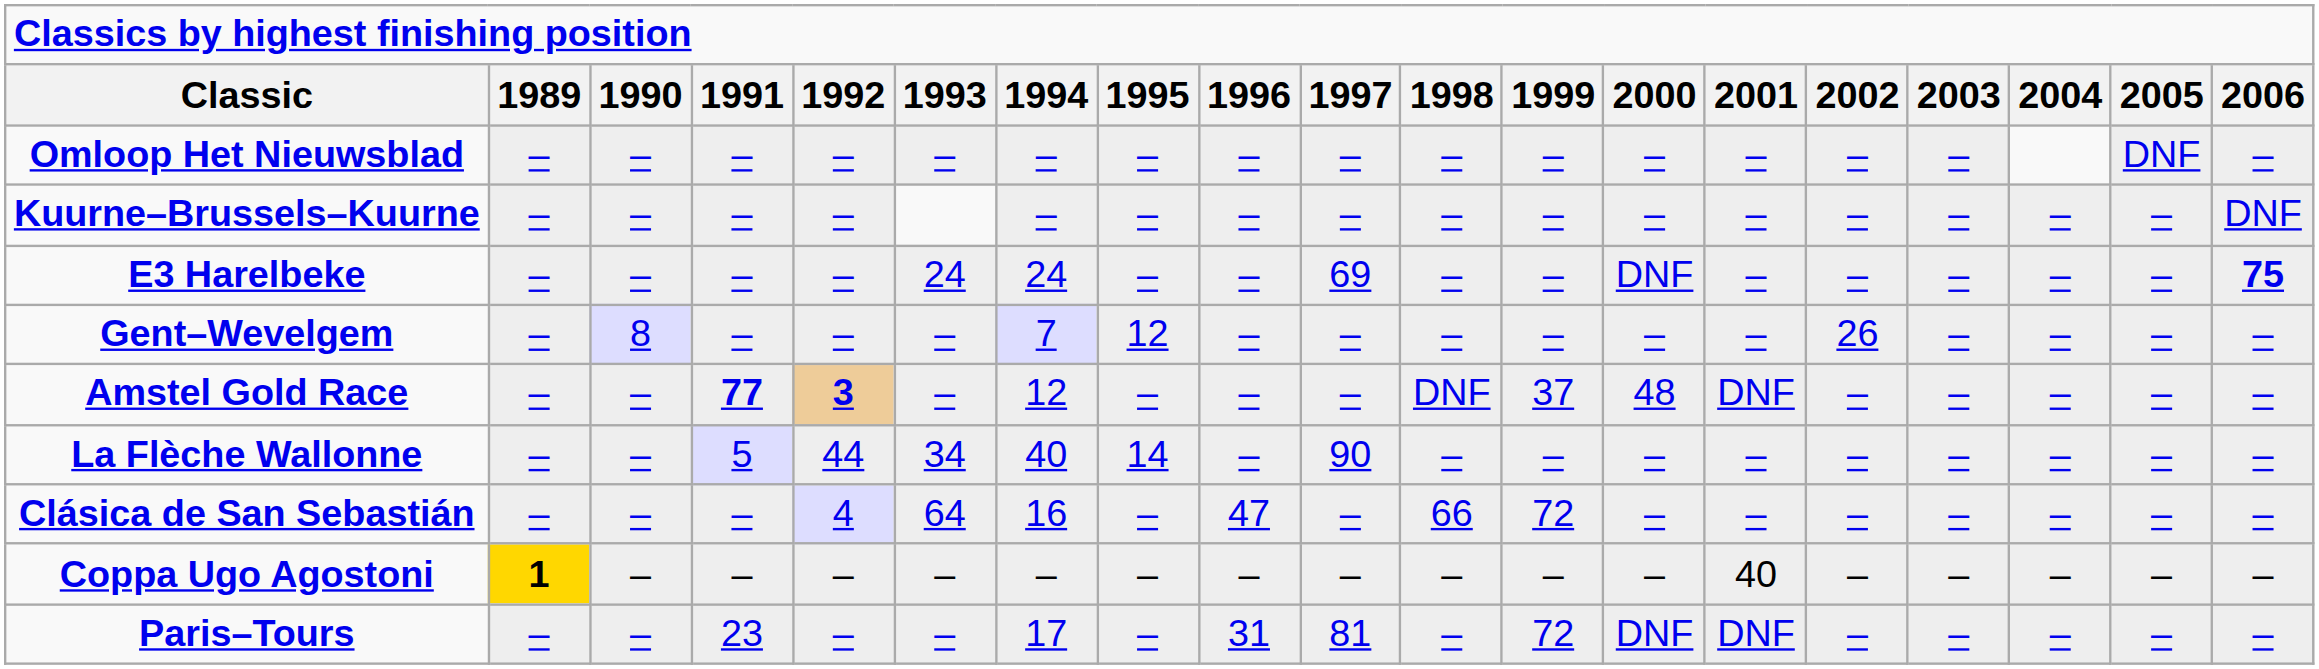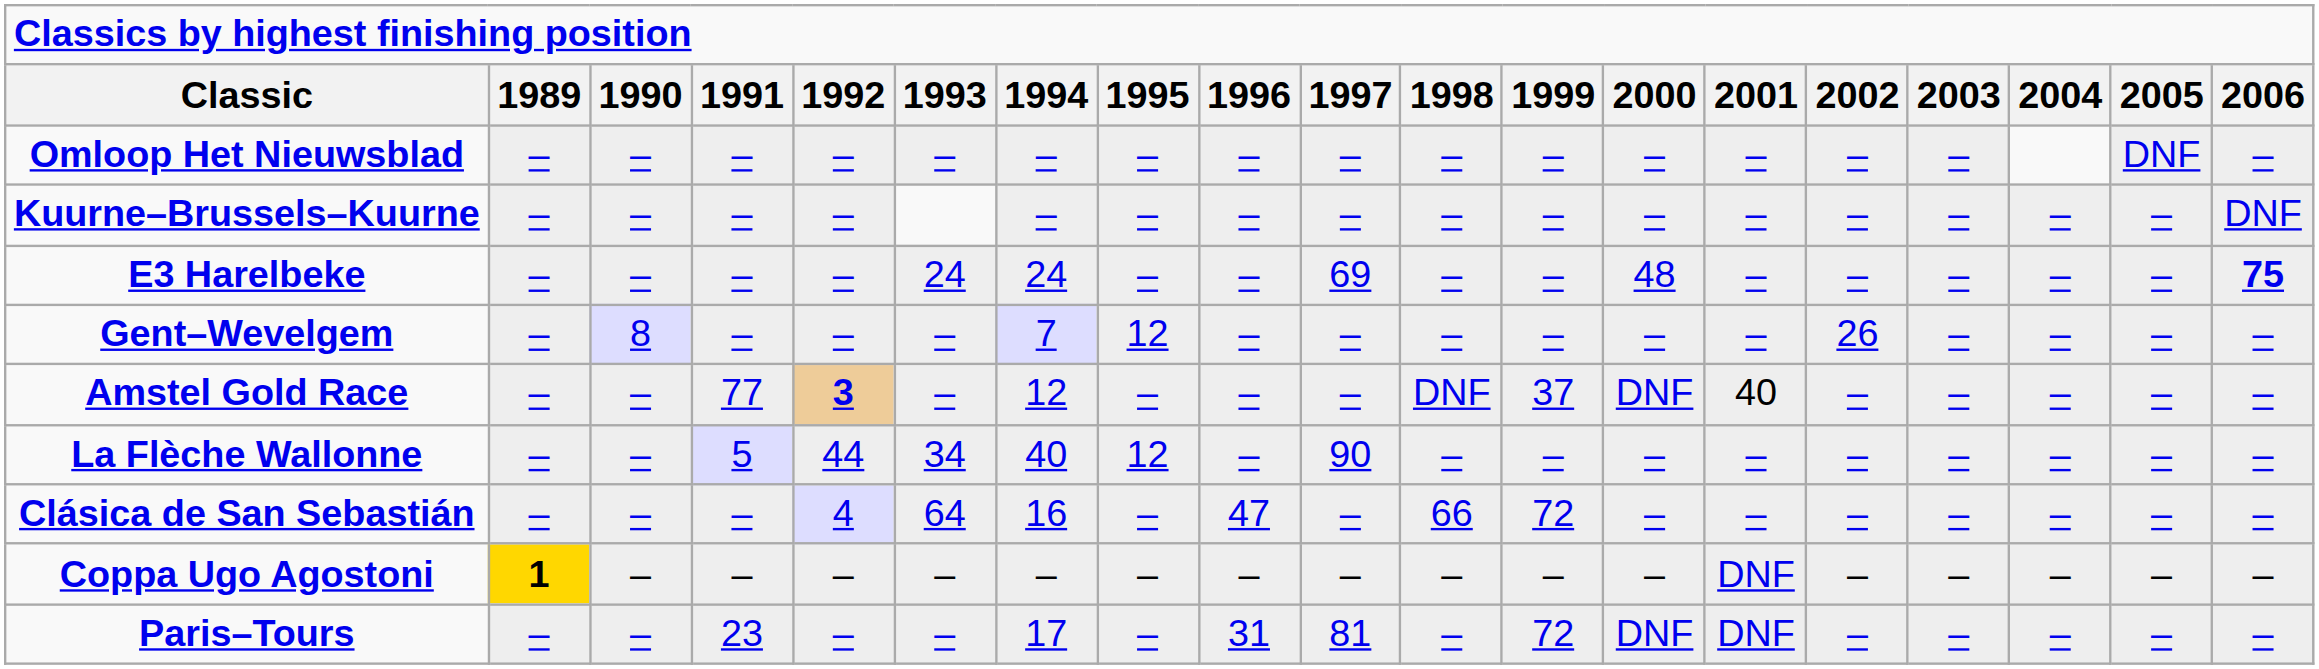(1655, 273) DNF -> (1655, 273) 48
(742, 393) bold -> (742, 393) normal
(1655, 393) 48 -> (1655, 393) DNF
(1756, 393) DNF -> (1756, 393) 40
(1148, 453) 14 -> (1148, 453) 12
(1756, 573) 40 -> (1756, 573) DNF
